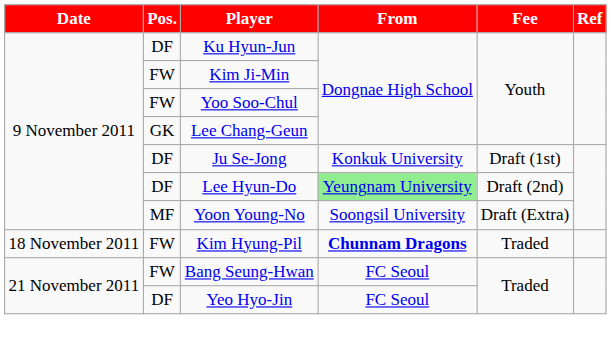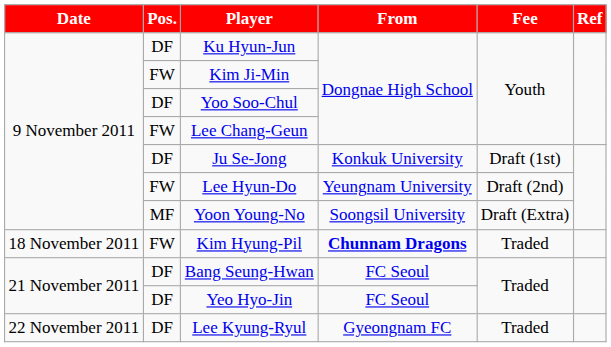(162, 102) FW -> (162, 102) DF
(162, 131) GK -> (162, 131) FW
(162, 187) DF -> (162, 187) FW
(397, 187) lightgreen background -> (397, 187) no background
(162, 271) FW -> (162, 271) DF
+ row: (249, 327)
